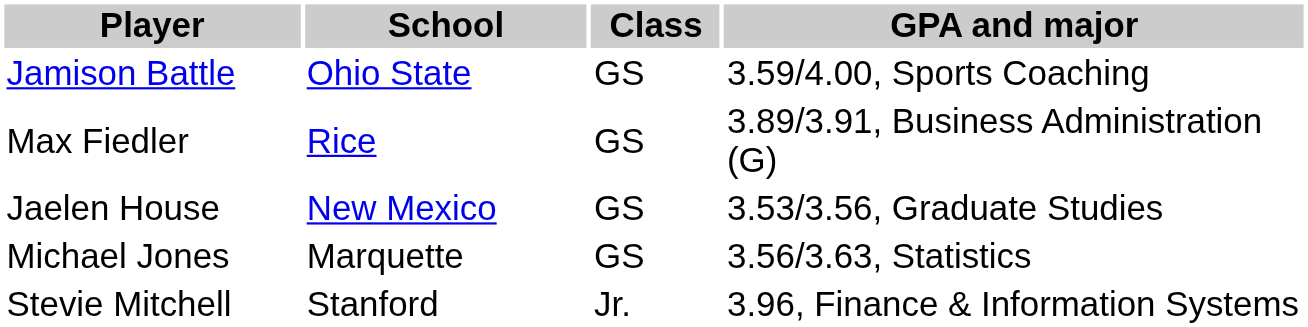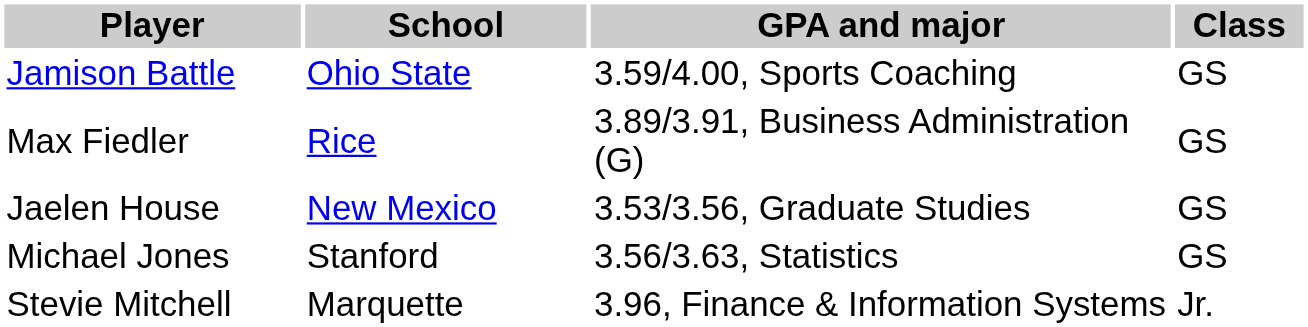columns swapped: (656, 25) <-> (1014, 25)
(385, 256) Marquette -> (373, 256) Stanford
(373, 304) Stanford -> (385, 304) Marquette
